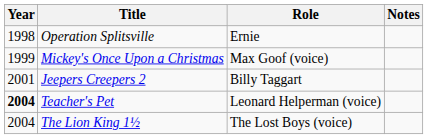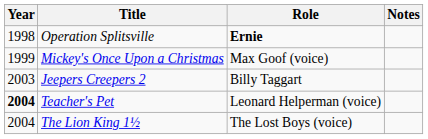(245, 36) normal -> (246, 36) bold
(21, 79) 2001 -> (21, 79) 2003
